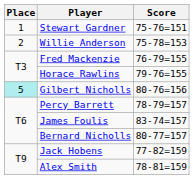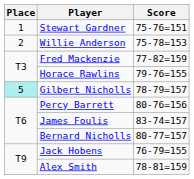(161, 58) 76-79=155 -> (161, 58) 77-82=159
(161, 89) 80-76=156 -> (161, 89) 78-79=157
(161, 105) 78-79=157 -> (161, 105) 80-76=156
(161, 151) 77-82=159 -> (161, 151) 76-79=155
